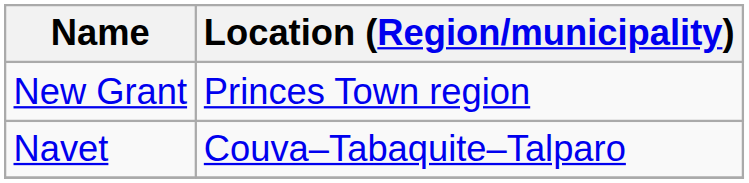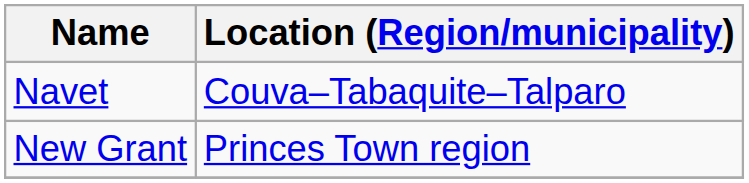rows swapped: (61, 148) <-> (100, 90)
